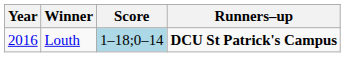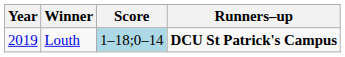(23, 39) 2016 -> (23, 39) 2019
